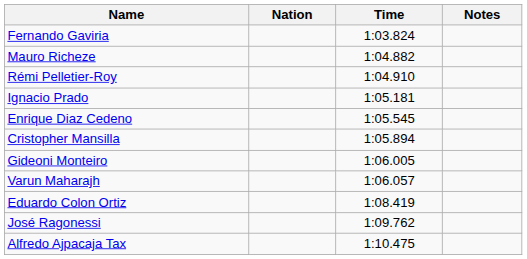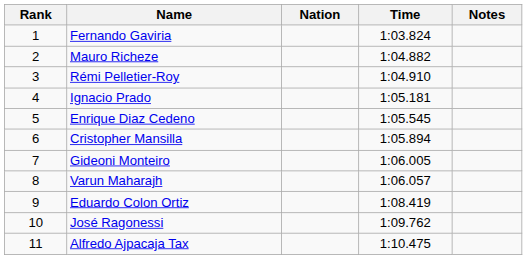+ column: (36, 14)
